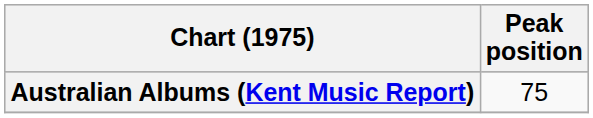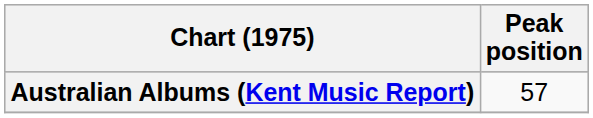(534, 91) 75 -> (534, 91) 57
